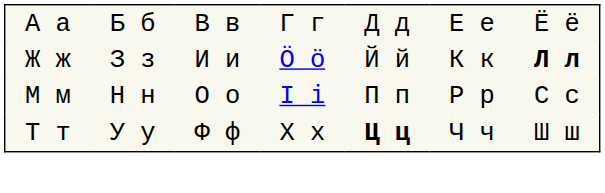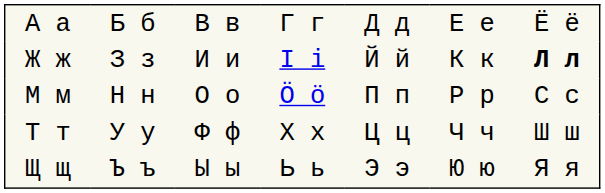(302, 60) Ӧ ӧ -> (302, 60) І і
(302, 96) І і -> (302, 96) Ӧ ӧ
(387, 133) bold -> (387, 133) normal
+ row: (48, 169)
